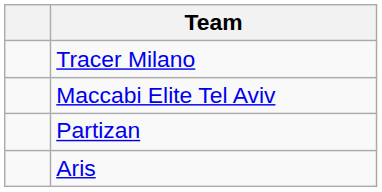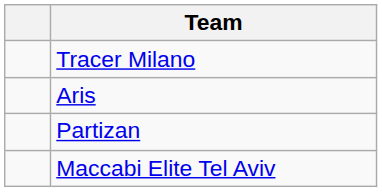rows swapped: (166, 95) <-> (76, 167)
